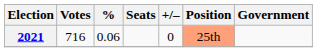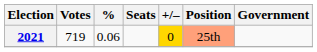(75, 36) 716 -> (75, 36) 719
(171, 36) no background -> (171, 36) gold background
